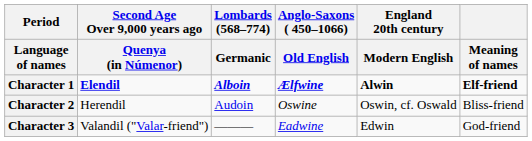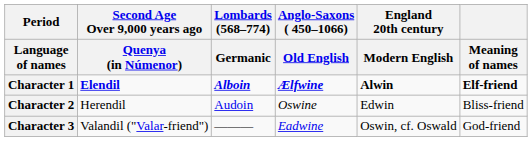(408, 105) Oswin, cf. Oswald -> (377, 105) Edwin
(377, 126) Edwin -> (408, 126) Oswin, cf. Oswald
